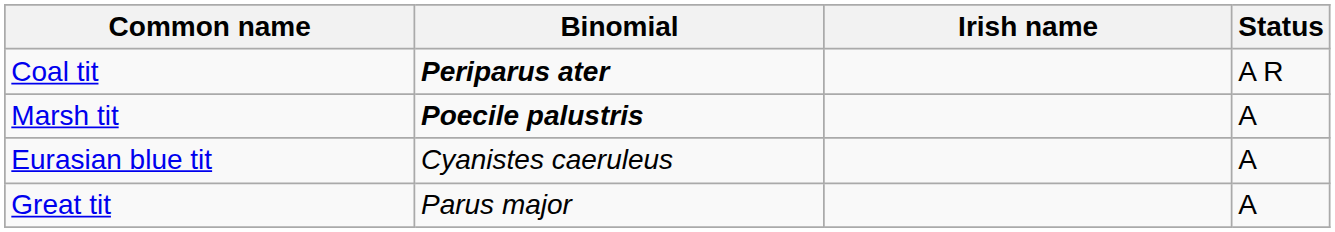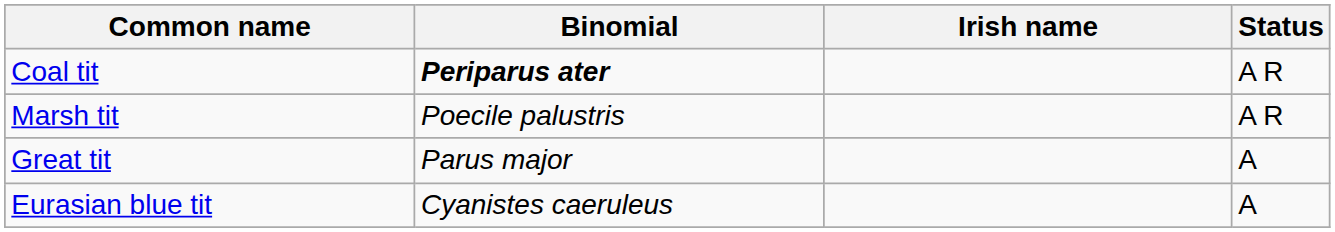(532, 115) bold -> (523, 115) normal
(1248, 115) A -> (1261, 115) A R
rows swapped: (112, 159) <-> (61, 204)
